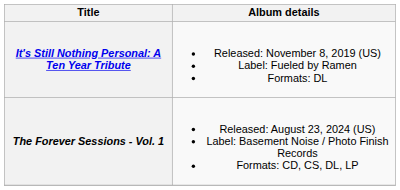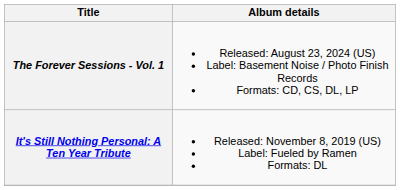rows swapped: (88, 59) <-> (88, 141)
